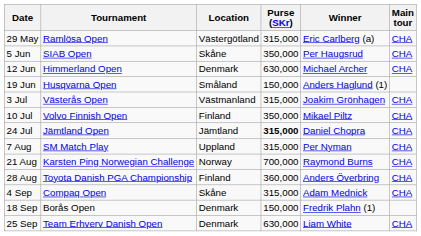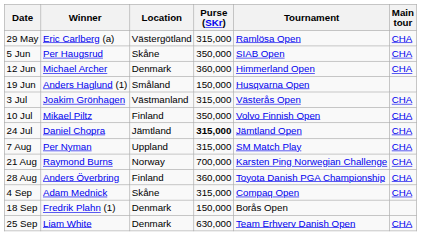columns swapped: (119, 18) <-> (345, 18)
(281, 69) 630,000 -> (214, 69) 360,000
